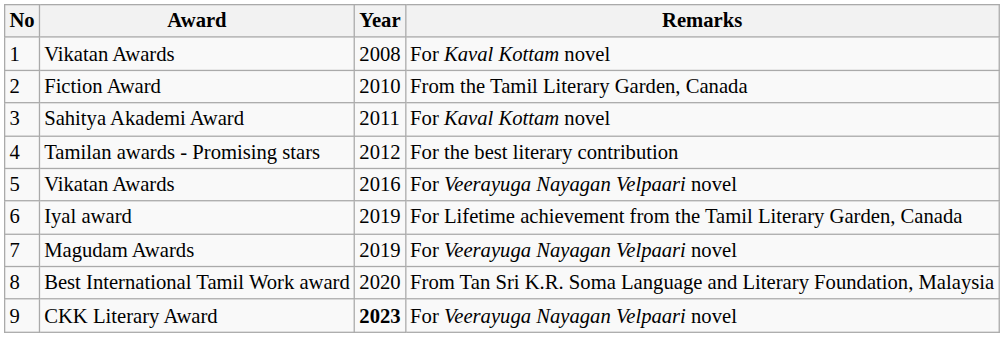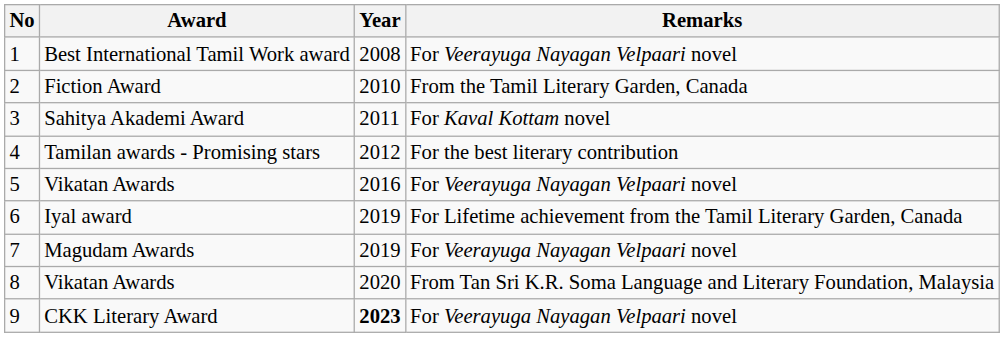(109, 53) Vikatan Awards -> (197, 53) Best International Tamil Work award
(510, 53) For Kaval Kottam novel -> (573, 53) For Veerayuga Nayagan Velpaari novel
(197, 282) Best International Tamil Work award -> (109, 282) Vikatan Awards
